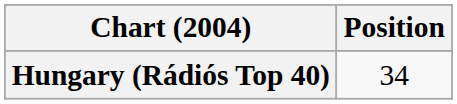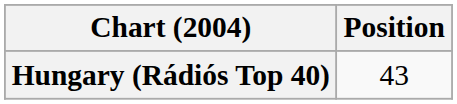(394, 74) 34 -> (394, 74) 43
